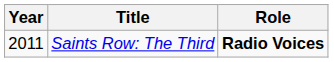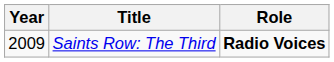(26, 43) 2011 -> (27, 43) 2009
